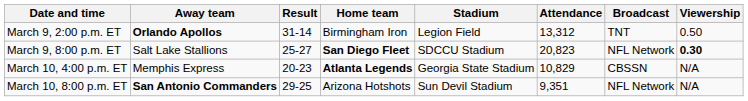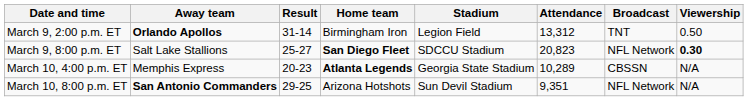(557, 68) 10,829 -> (557, 68) 10,289
